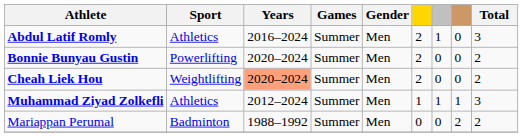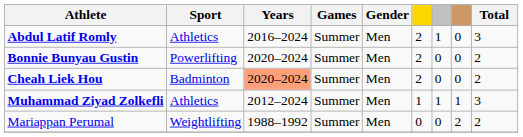(205, 79) Weightlifting -> (200, 79) Badminton
(200, 121) Badminton -> (205, 121) Weightlifting
